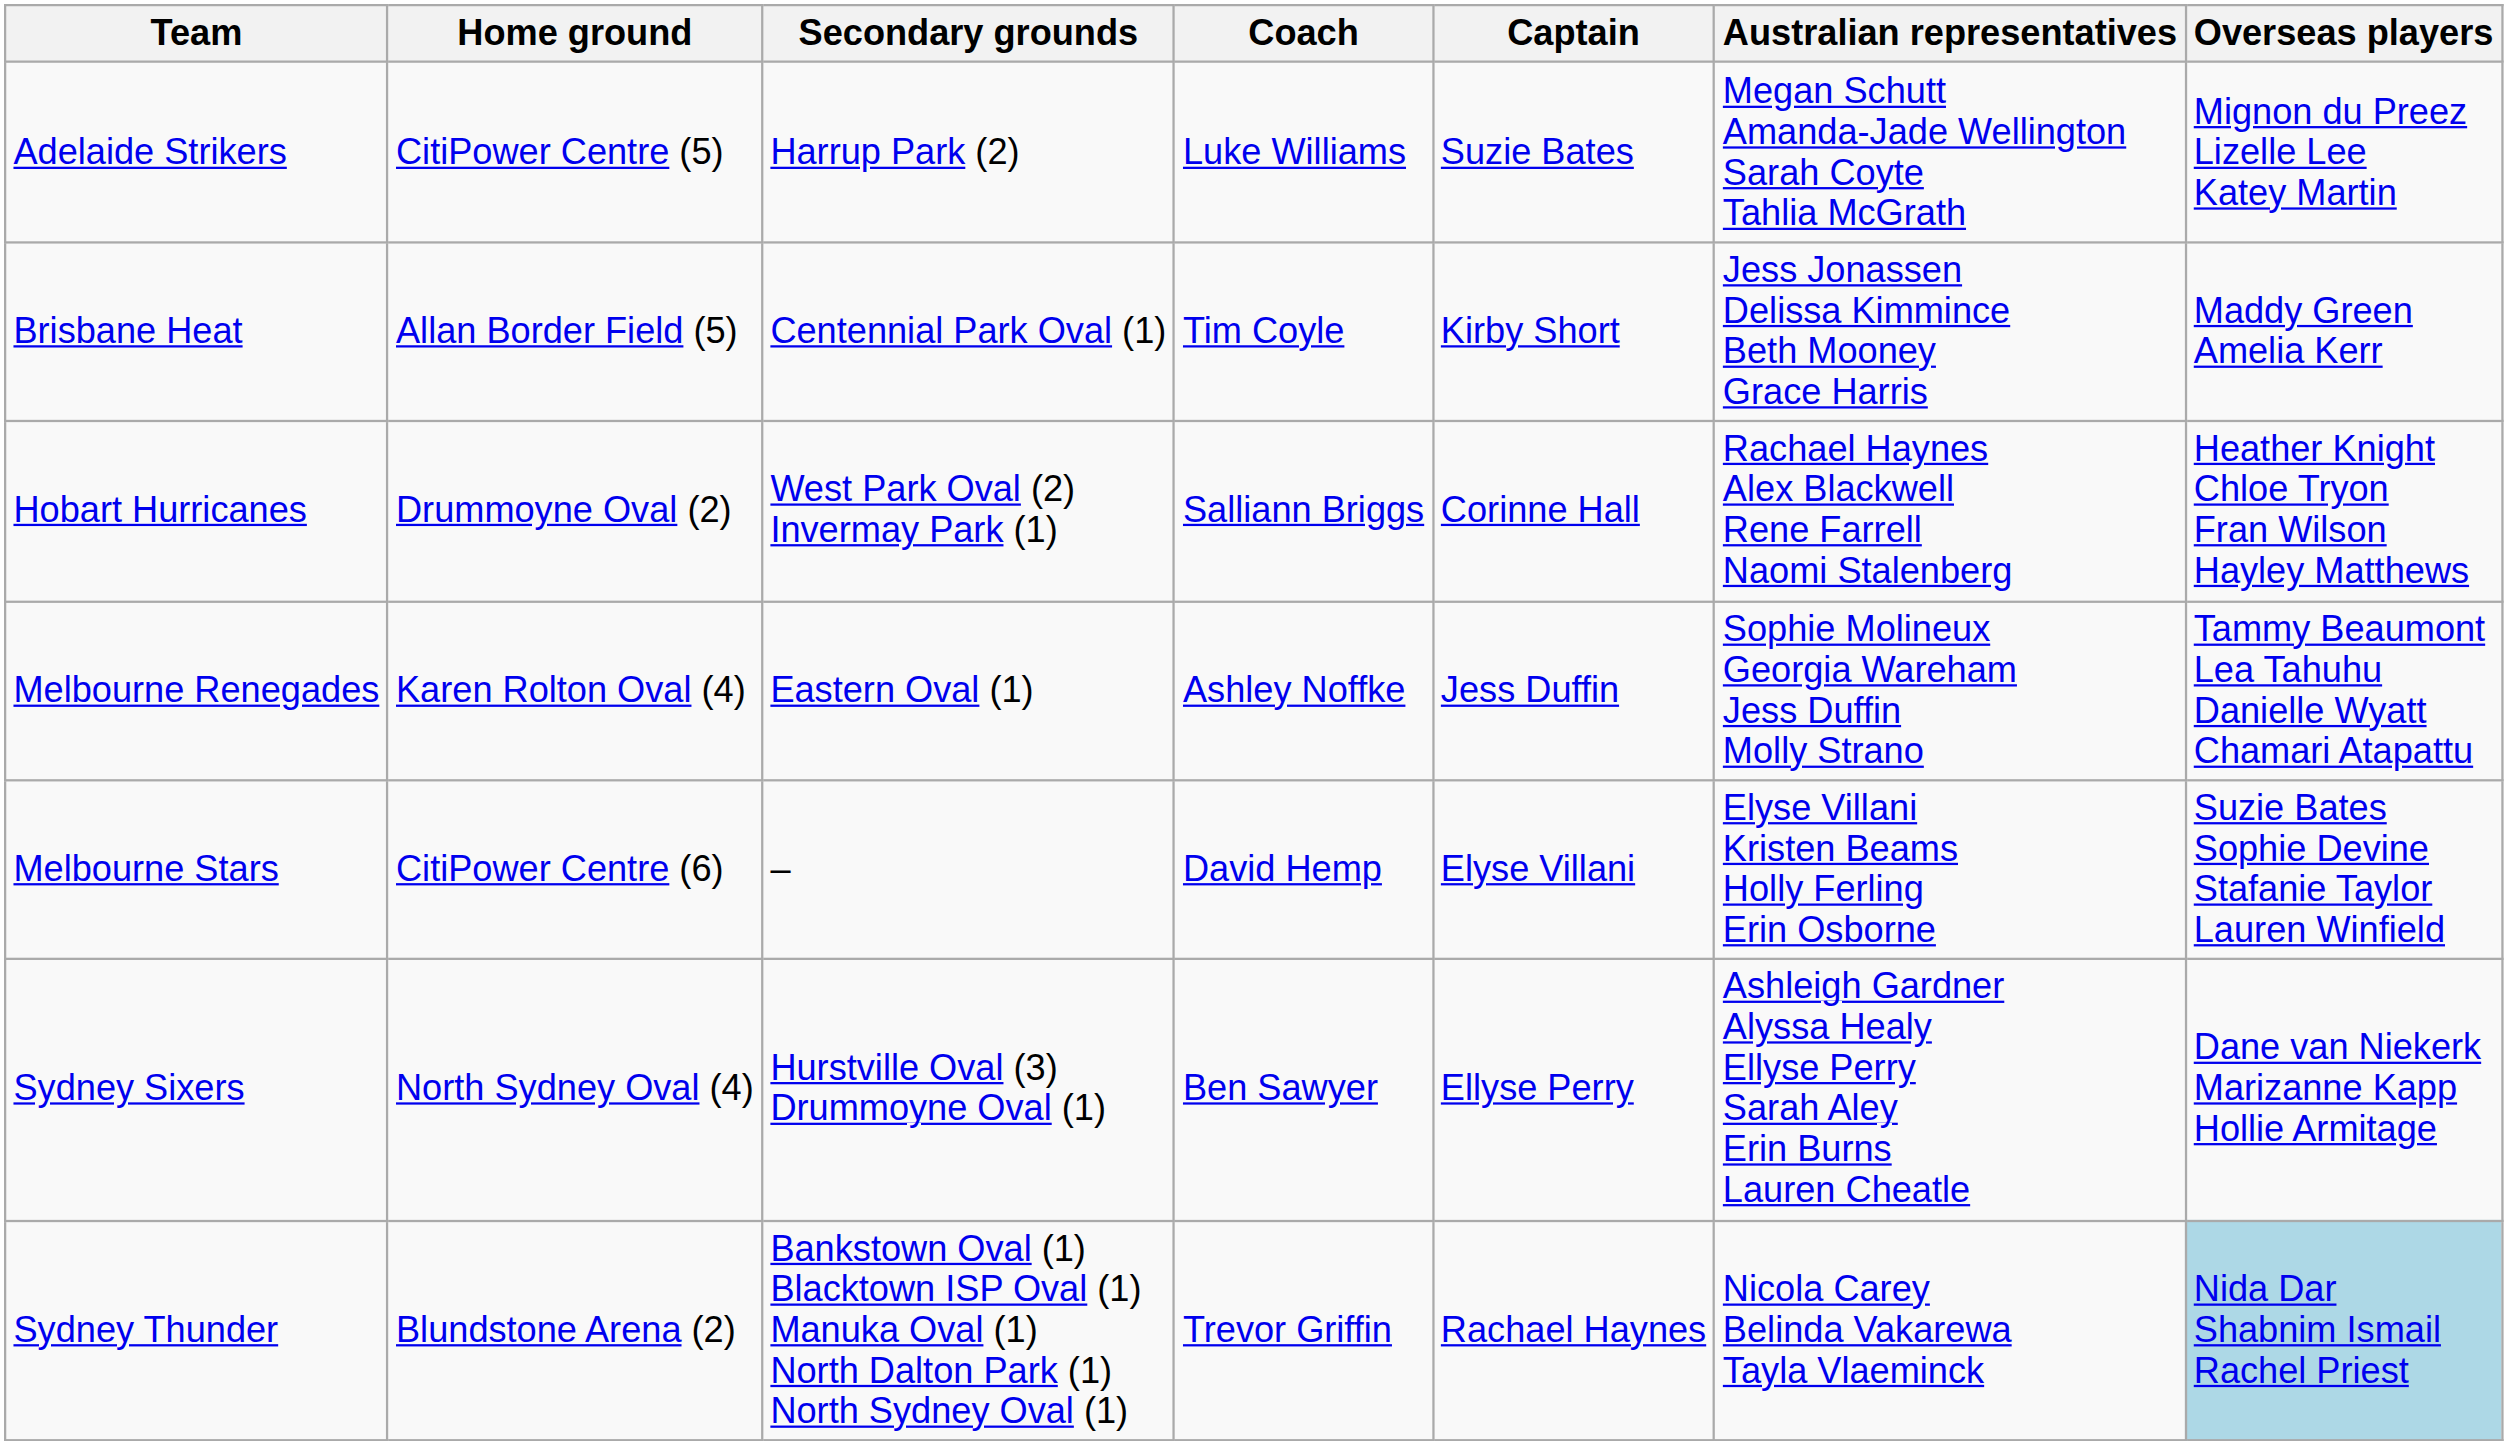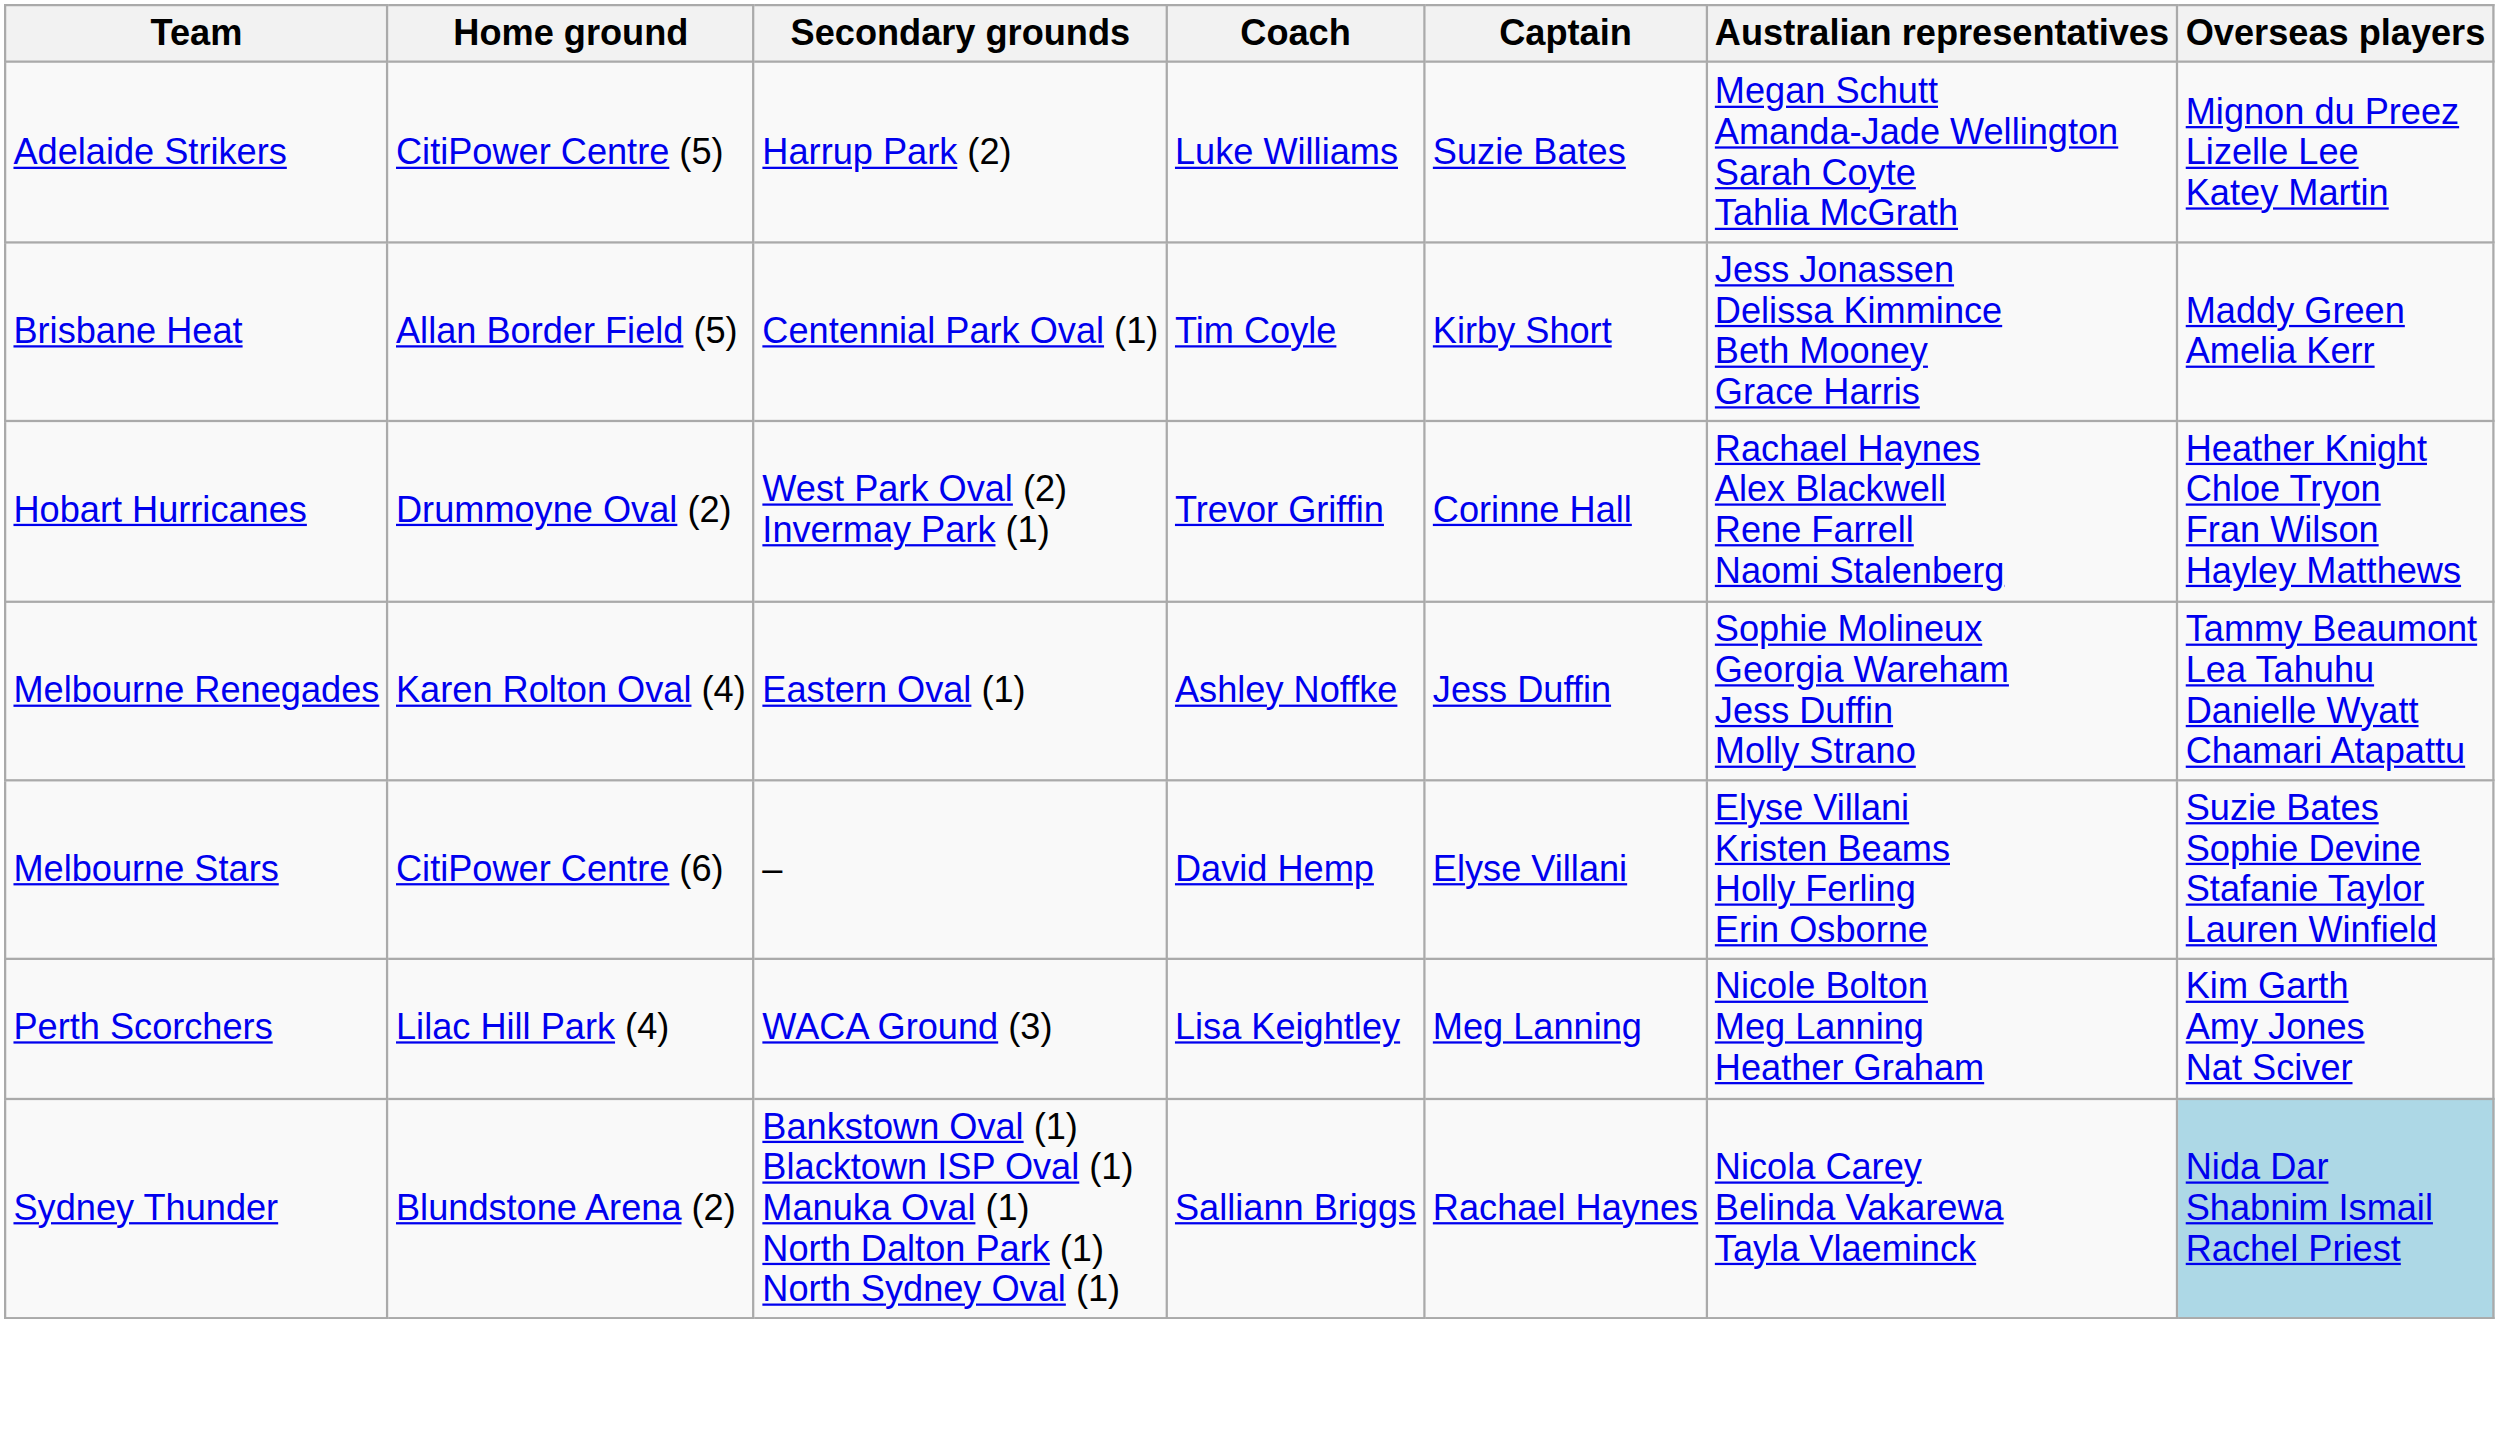(1304, 510) Salliann Briggs -> (1279, 510) Trevor Griffin
+ row: (143, 1028)
- row: (129, 1089)
(1287, 1329) Trevor Griffin -> (1296, 1207) Salliann Briggs
